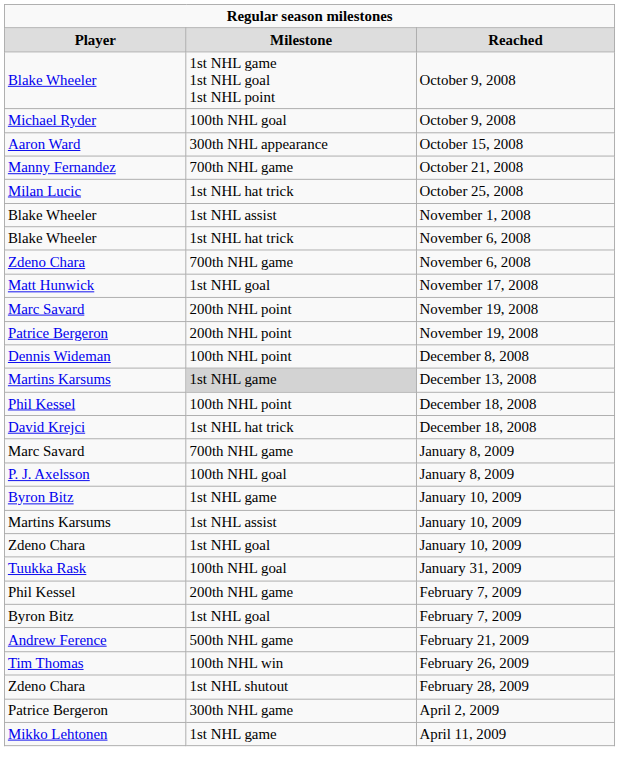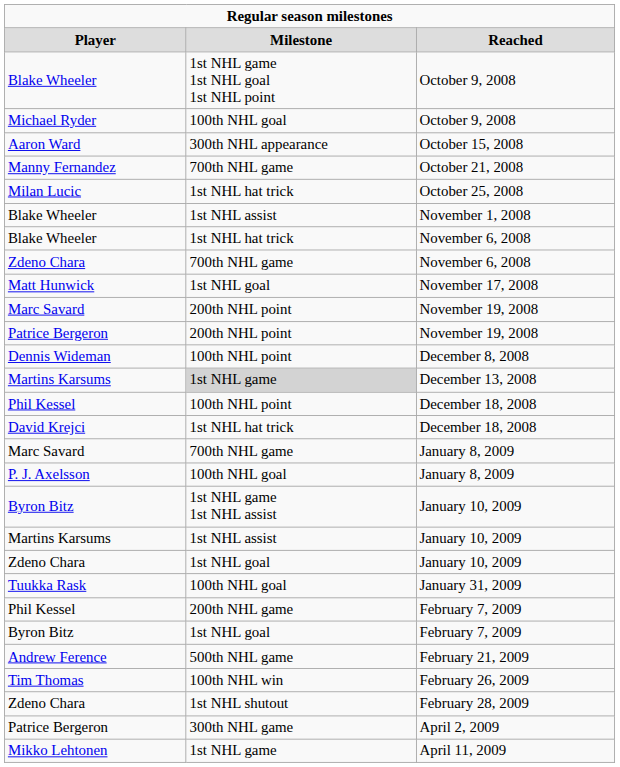(233, 498) 1st NHL game -> (233, 506) 1st NHL game 1st NHL assist
